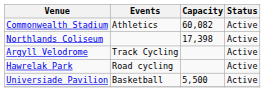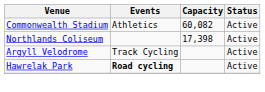(143, 66) normal -> (143, 66) bold
- row: (57, 80)
